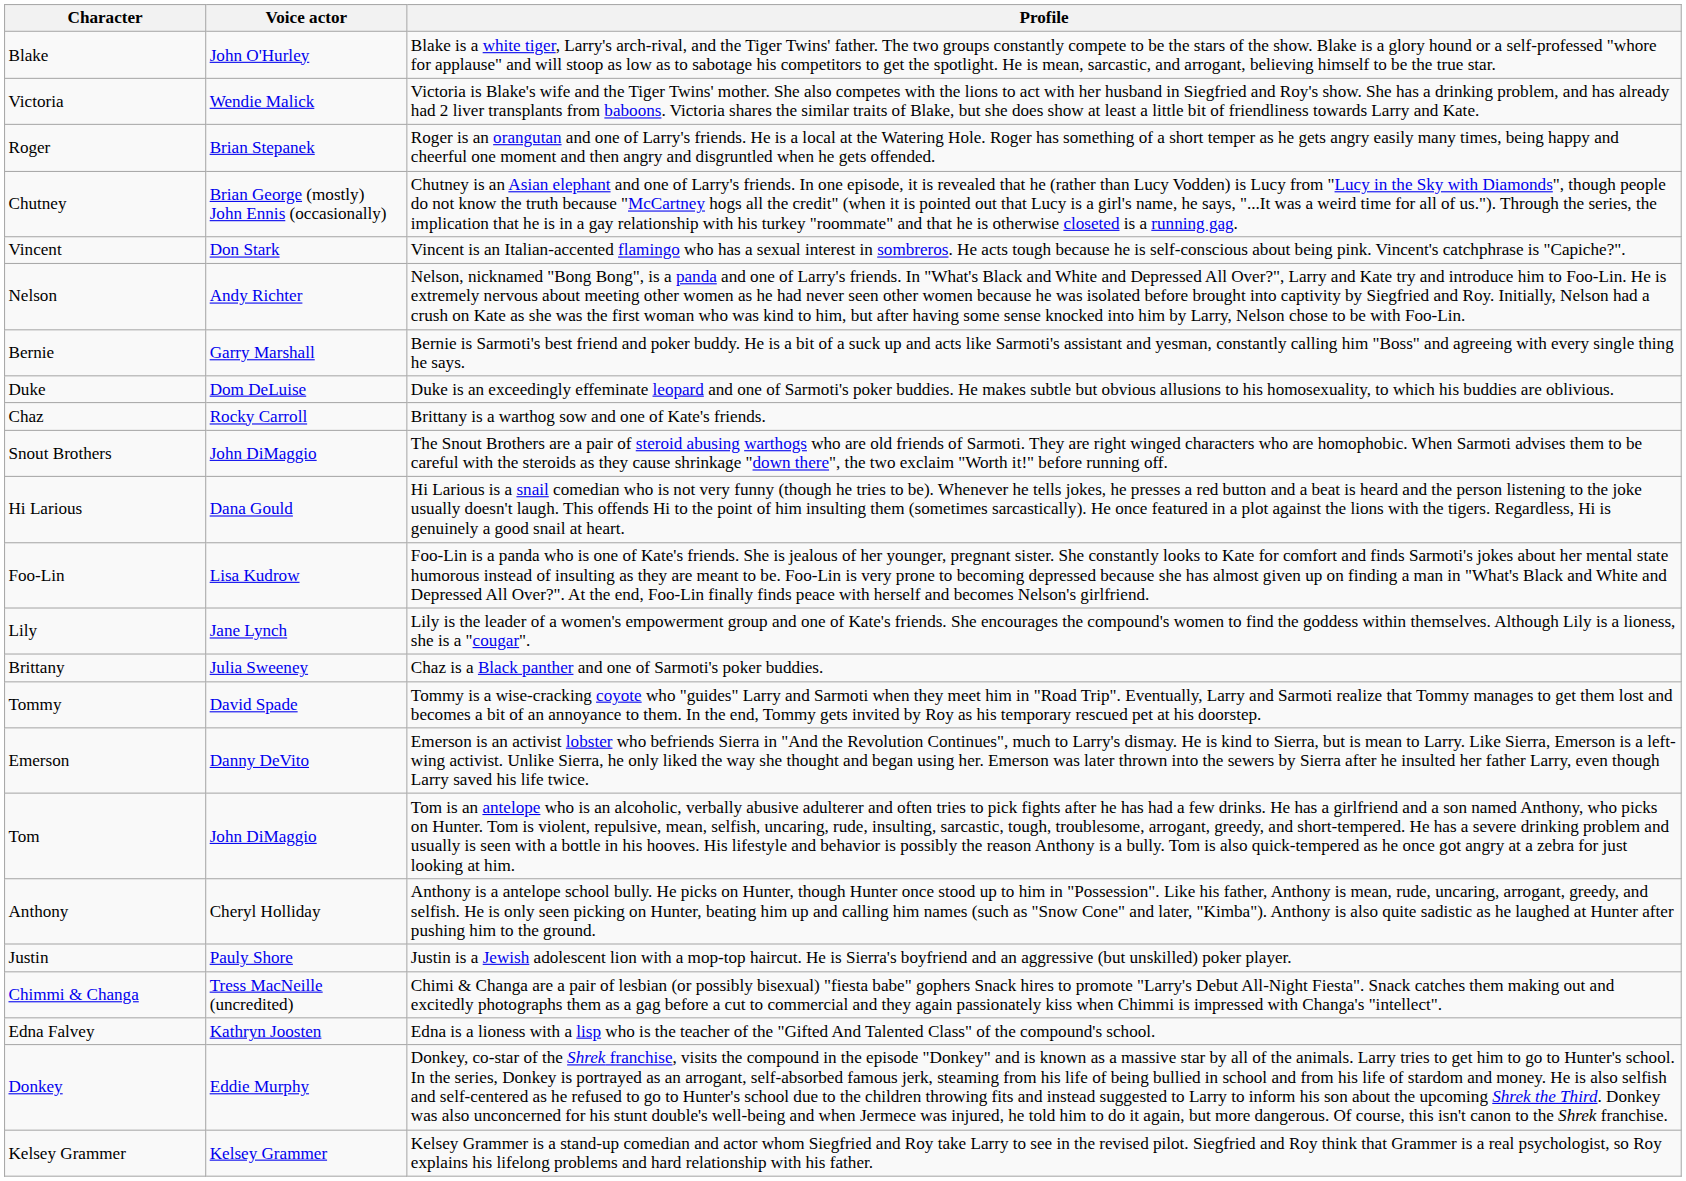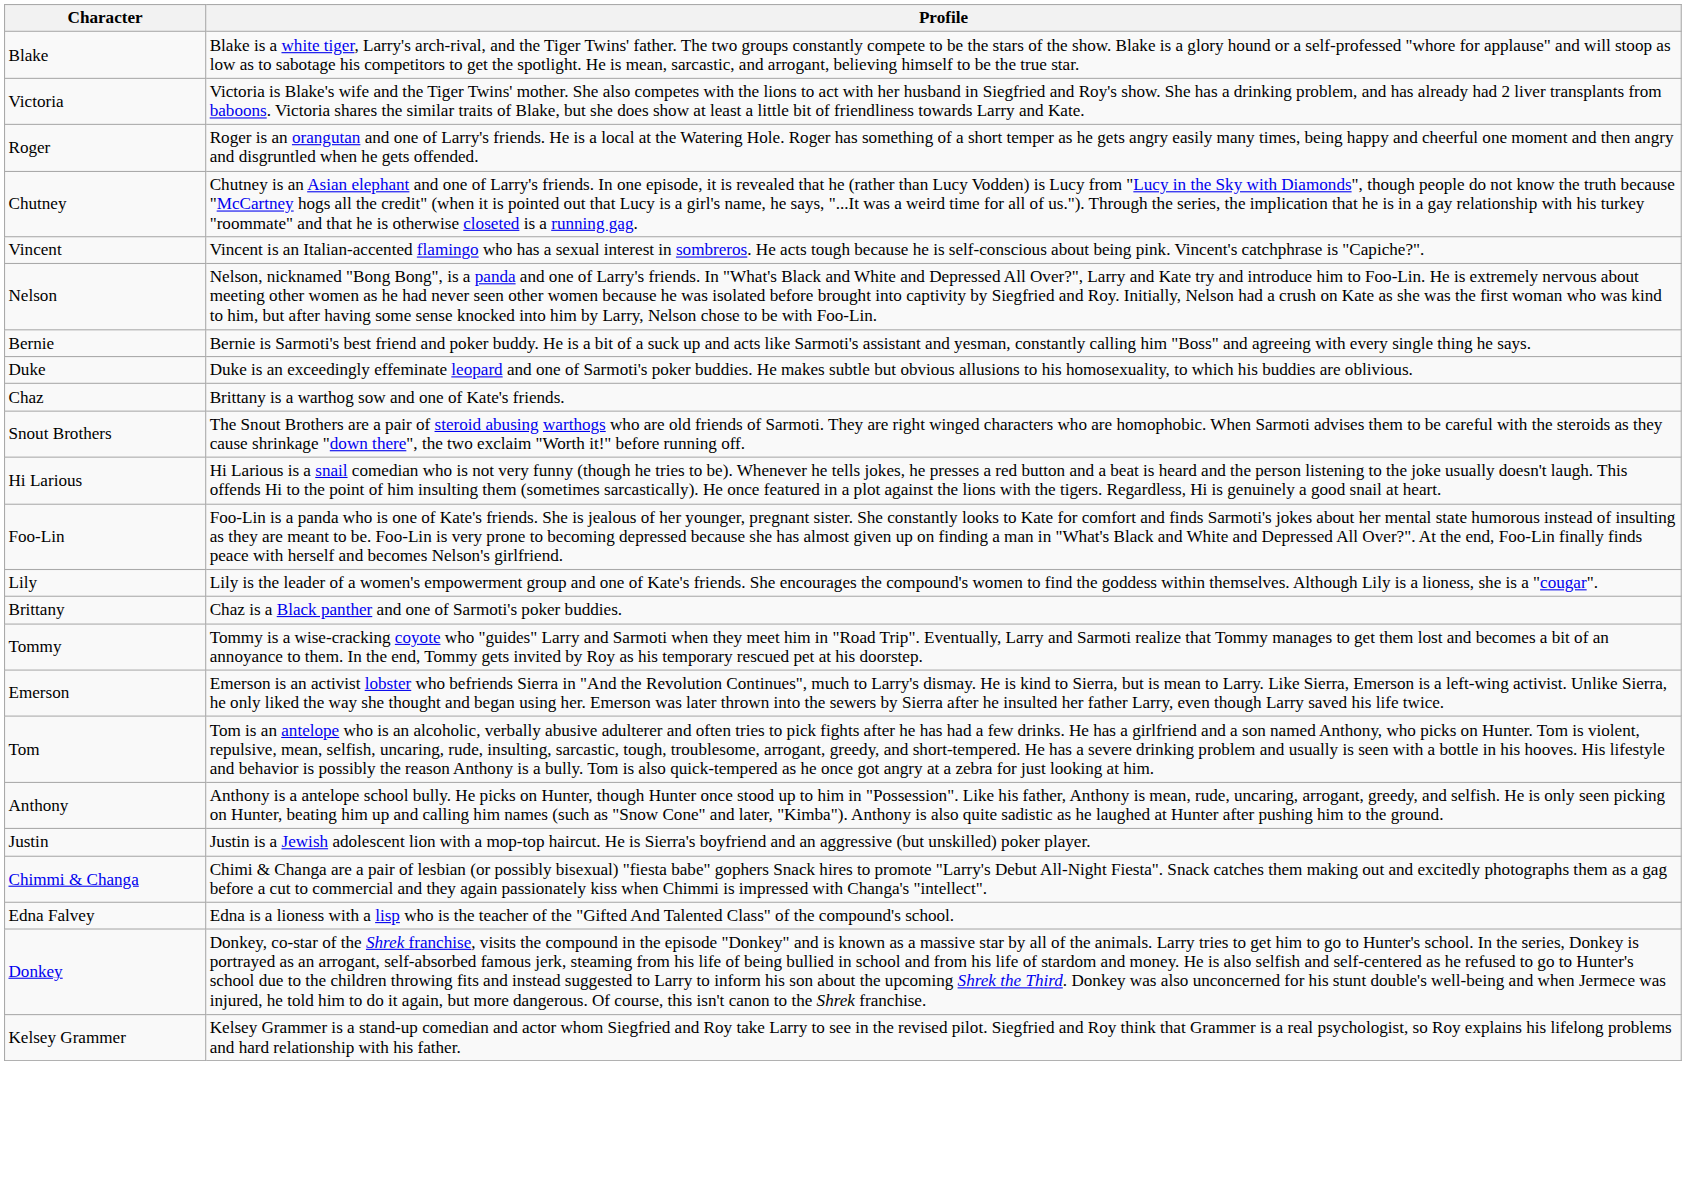- column: (306, 18)
